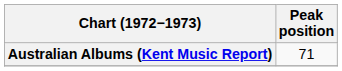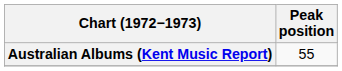(306, 54) 71 -> (306, 54) 55
